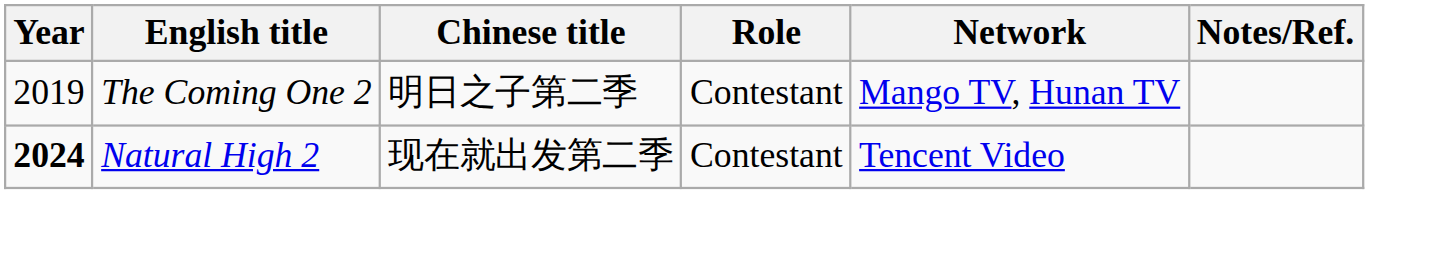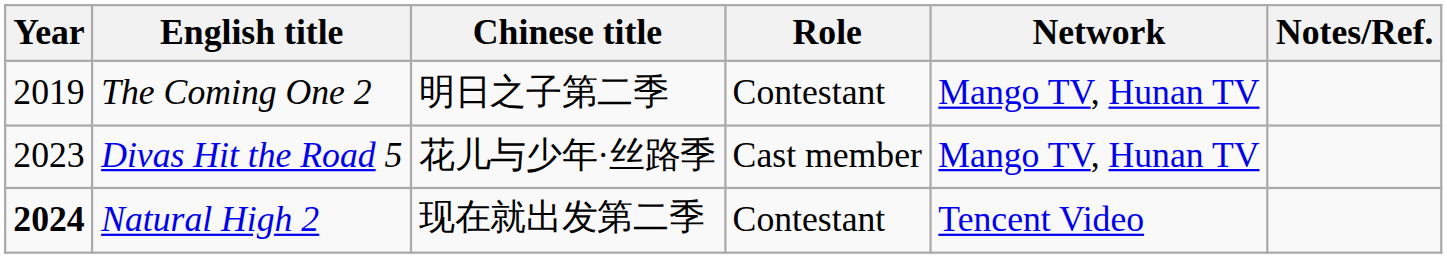+ row: (252, 156)
